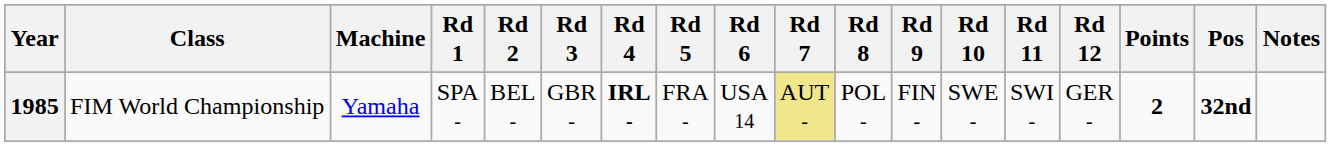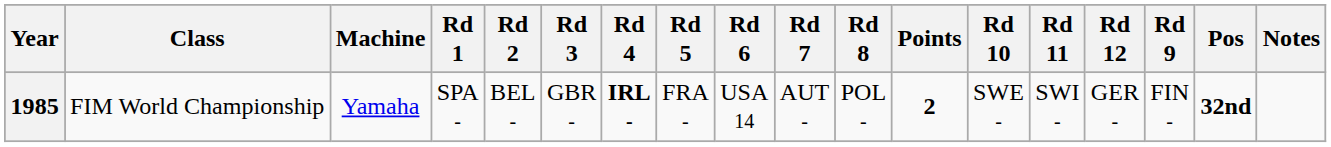columns swapped: (917, 38) <-> (1157, 38)
(805, 105) khaki background -> (805, 105) no background
